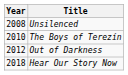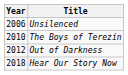(16, 24) 2008 -> (16, 24) 2006
